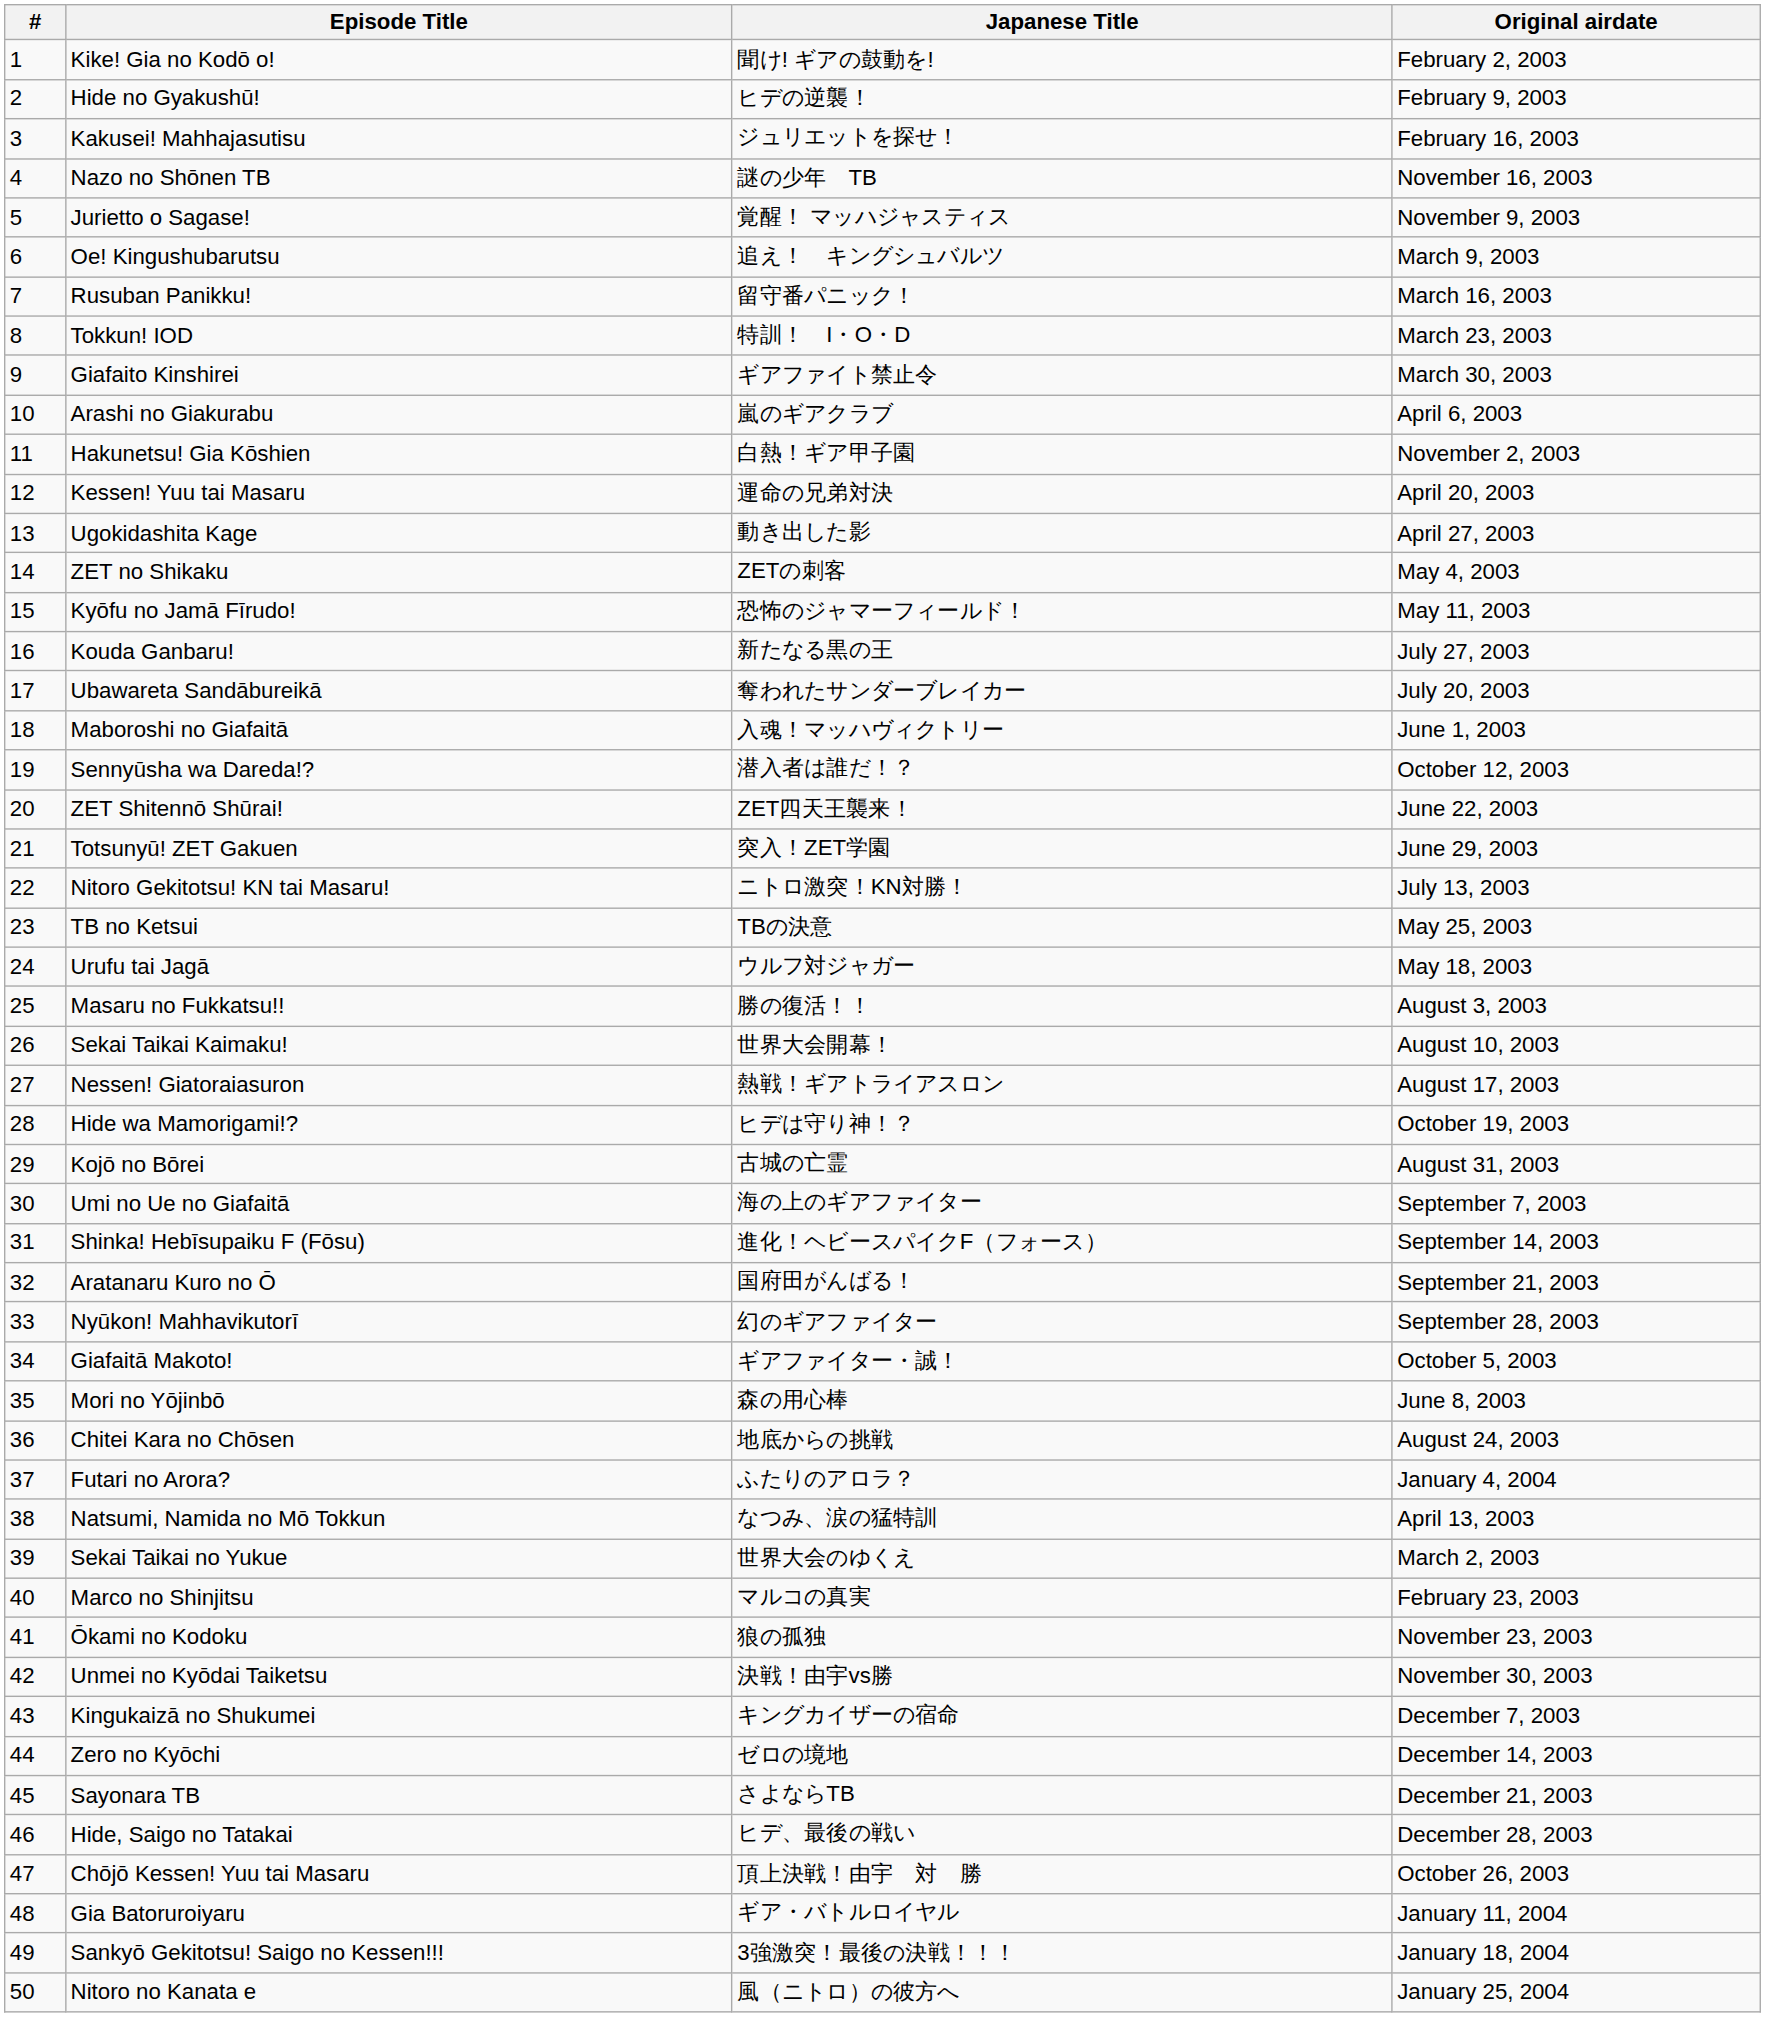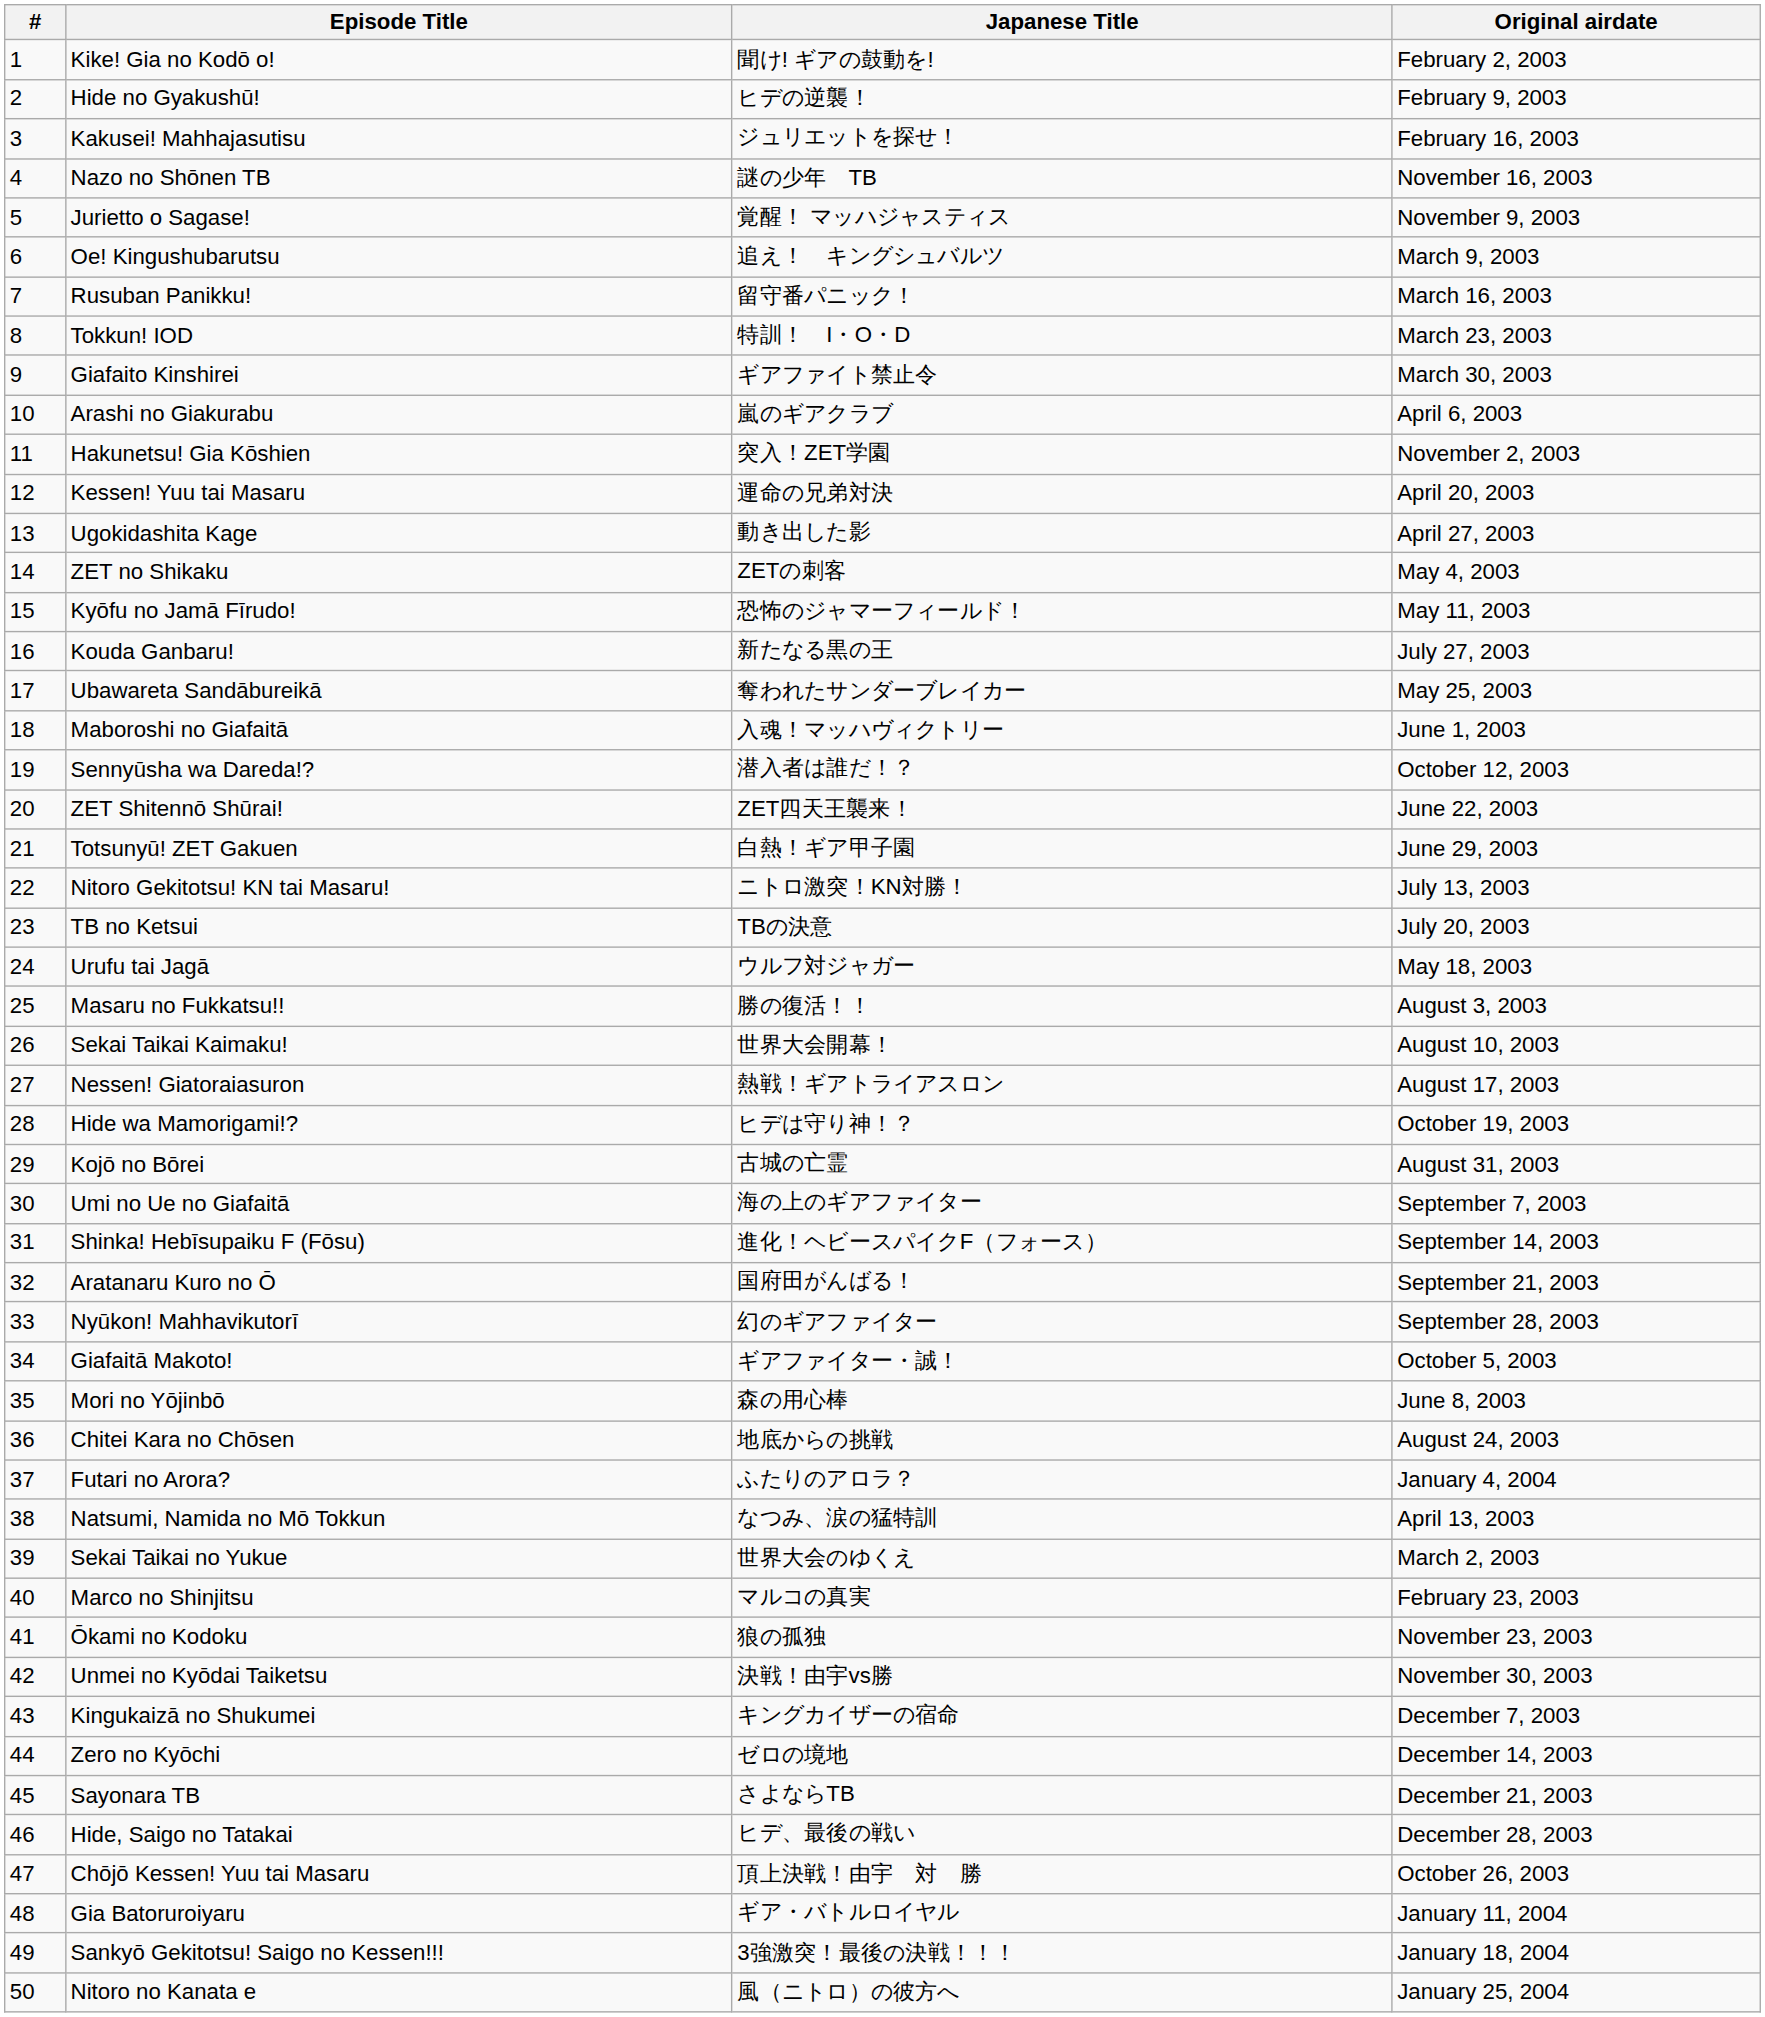(826, 453) 白熱！ギア甲子園 -> (814, 453) 突入！ZET学園
(1463, 690) July 20, 2003 -> (1465, 690) May 25, 2003
(814, 847) 突入！ZET学園 -> (826, 847) 白熱！ギア甲子園
(1465, 927) May 25, 2003 -> (1463, 927) July 20, 2003
